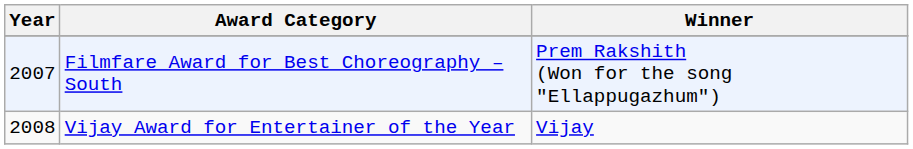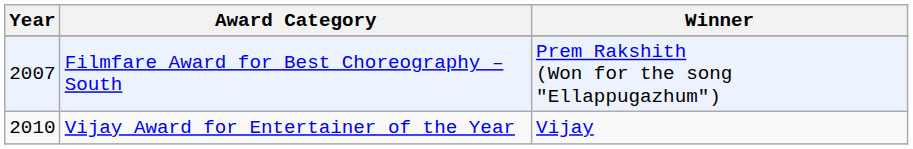(32, 128) 2008 -> (32, 128) 2010
